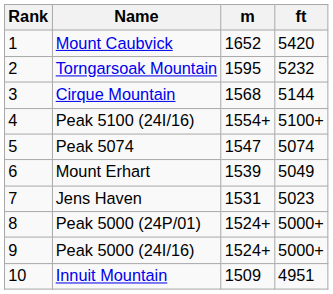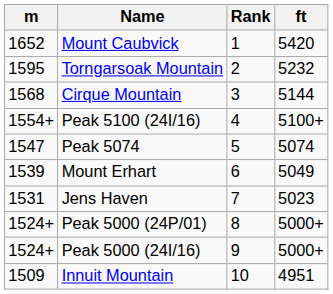columns swapped: (28, 17) <-> (248, 17)
